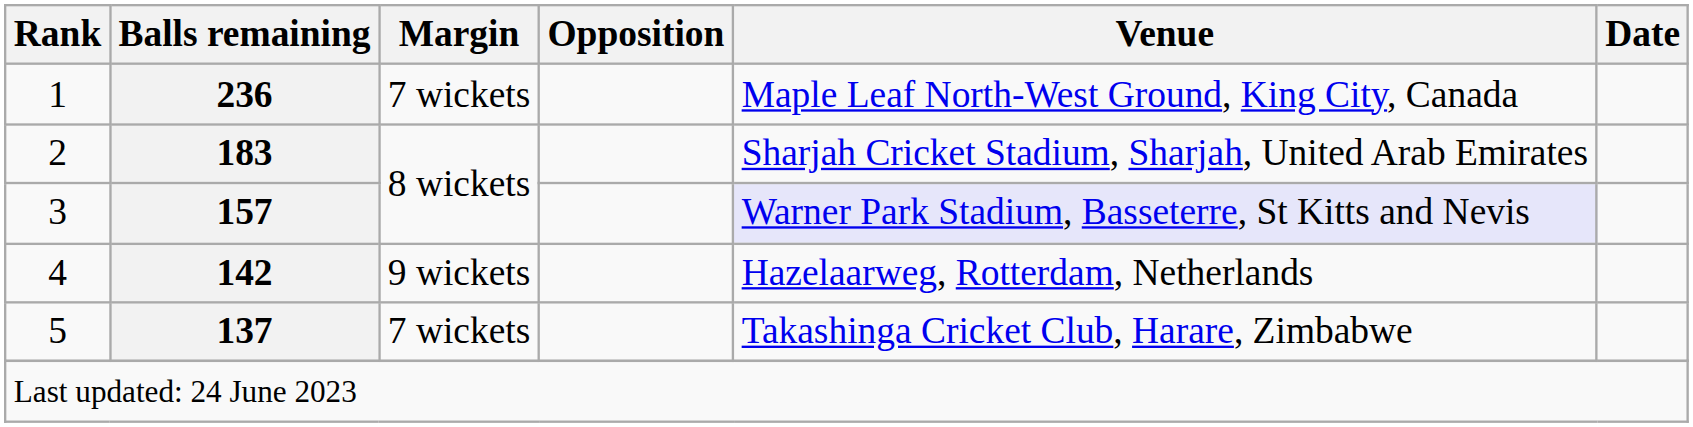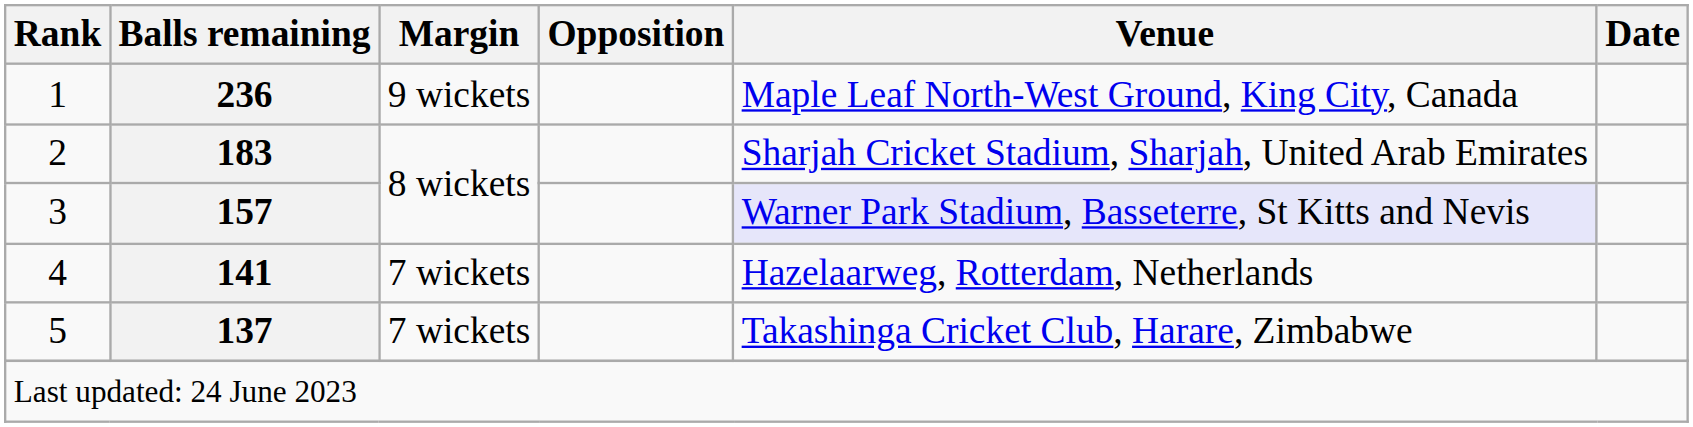(459, 93) 7 wickets -> (459, 93) 9 wickets
(245, 271) 142 -> (245, 271) 141
(459, 271) 9 wickets -> (459, 271) 7 wickets
